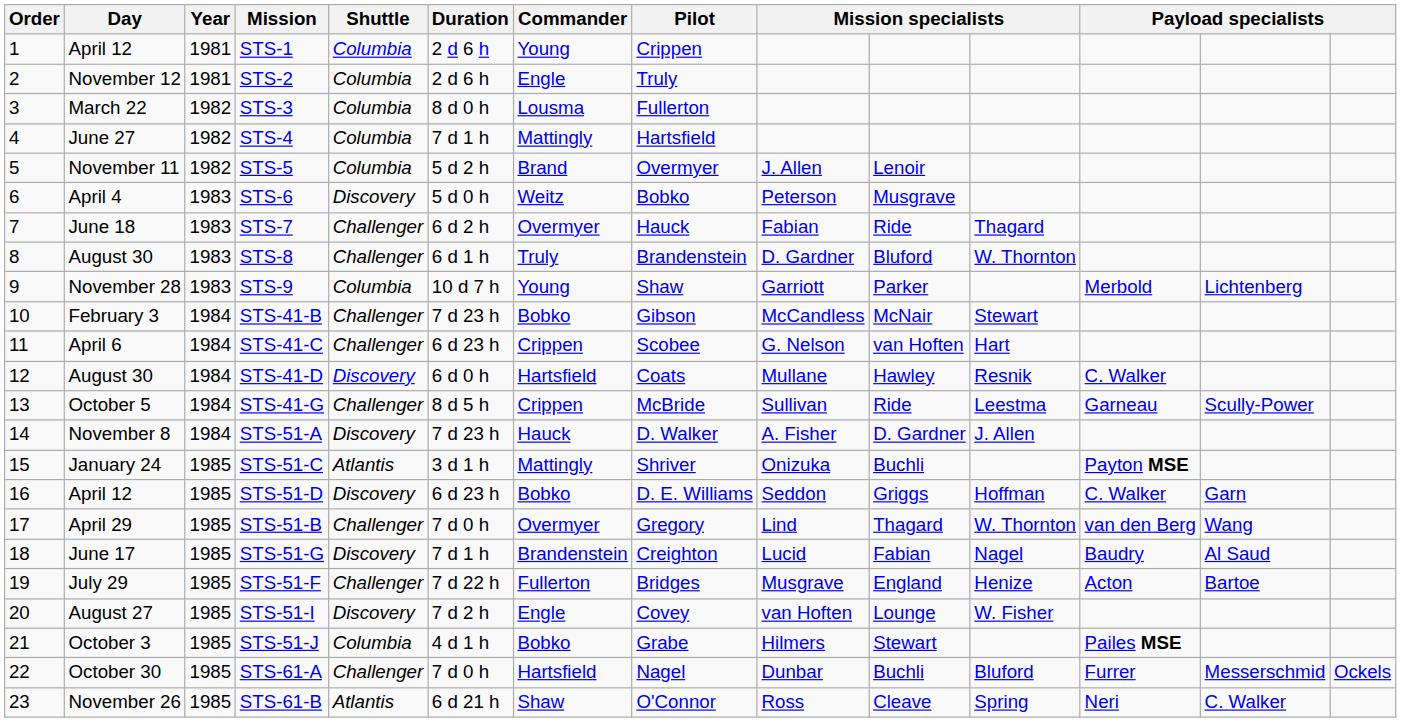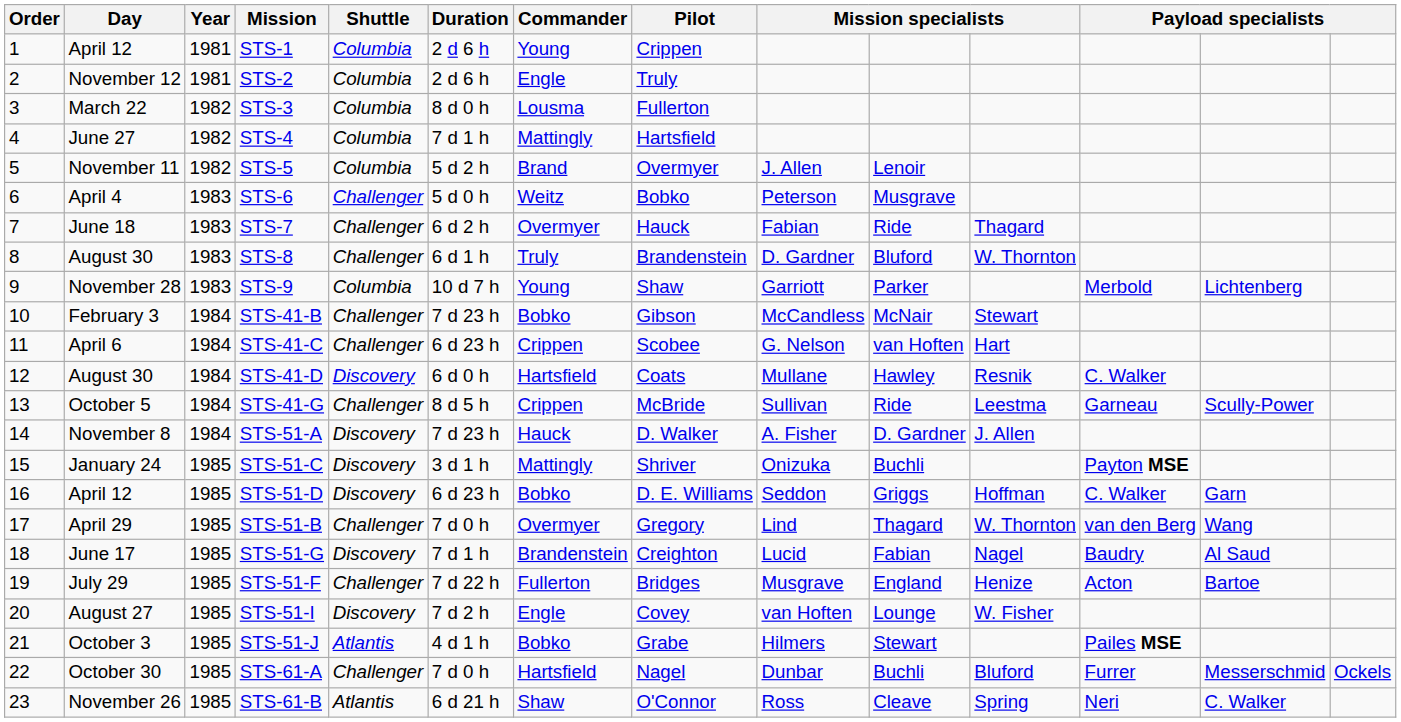(374, 197) Discovery -> (378, 197) Challenger
(363, 464) Atlantis -> (374, 464) Discovery
(372, 642) Columbia -> (363, 642) Atlantis
